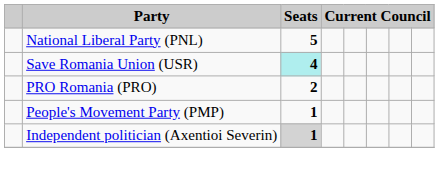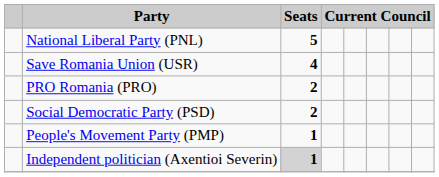(314, 64) paleturquoise background -> (314, 64) no background
+ row: (120, 111)
